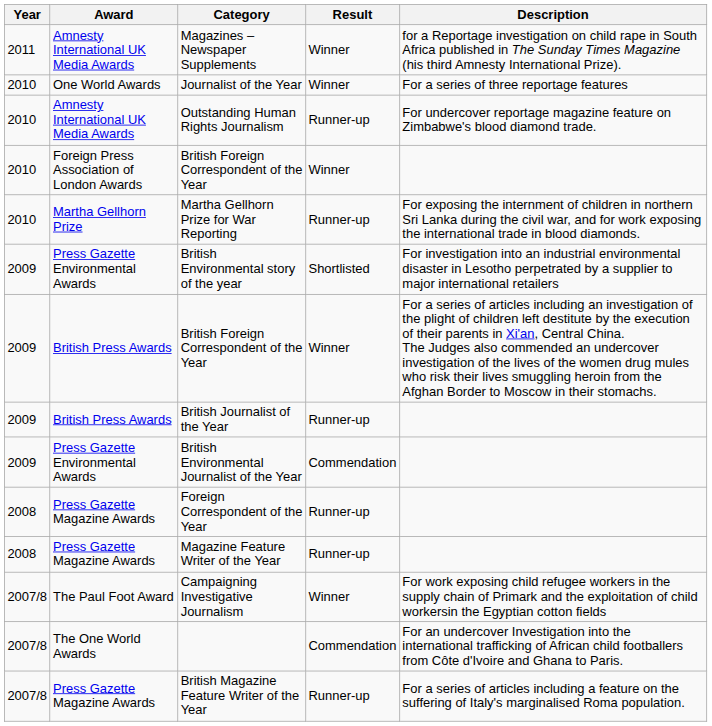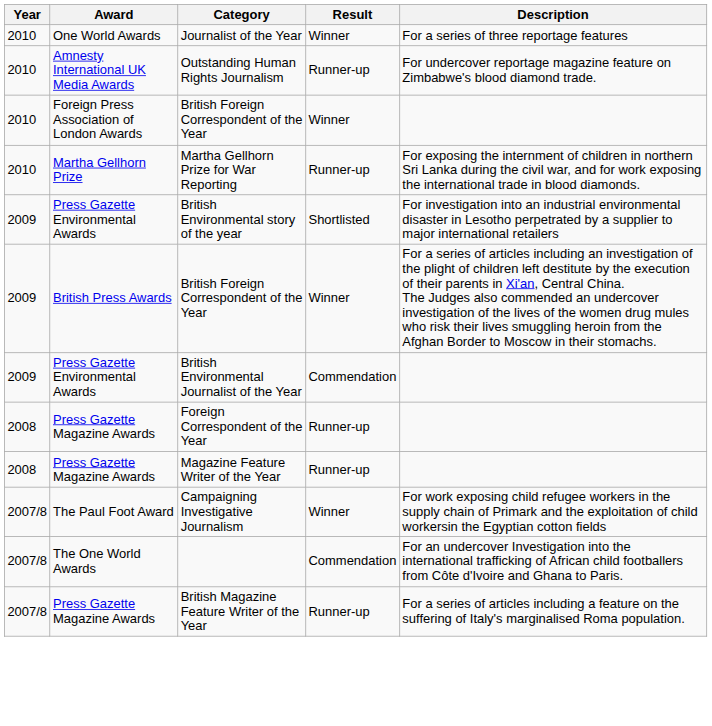- row: (99, 49)
- row: (112, 419)
